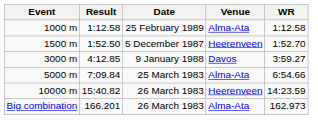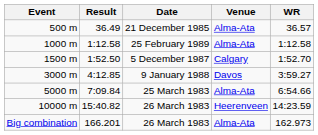+ row: (63, 28)
(235, 43) Heerenveen -> (231, 59) Calgary
